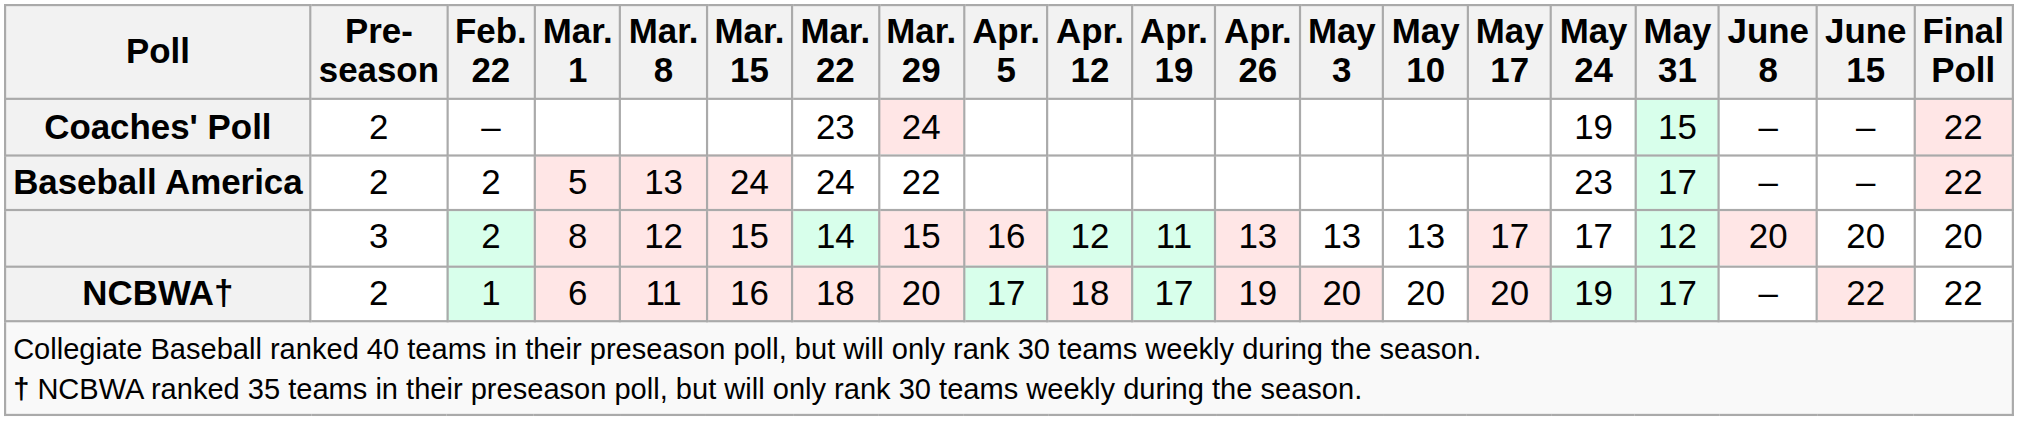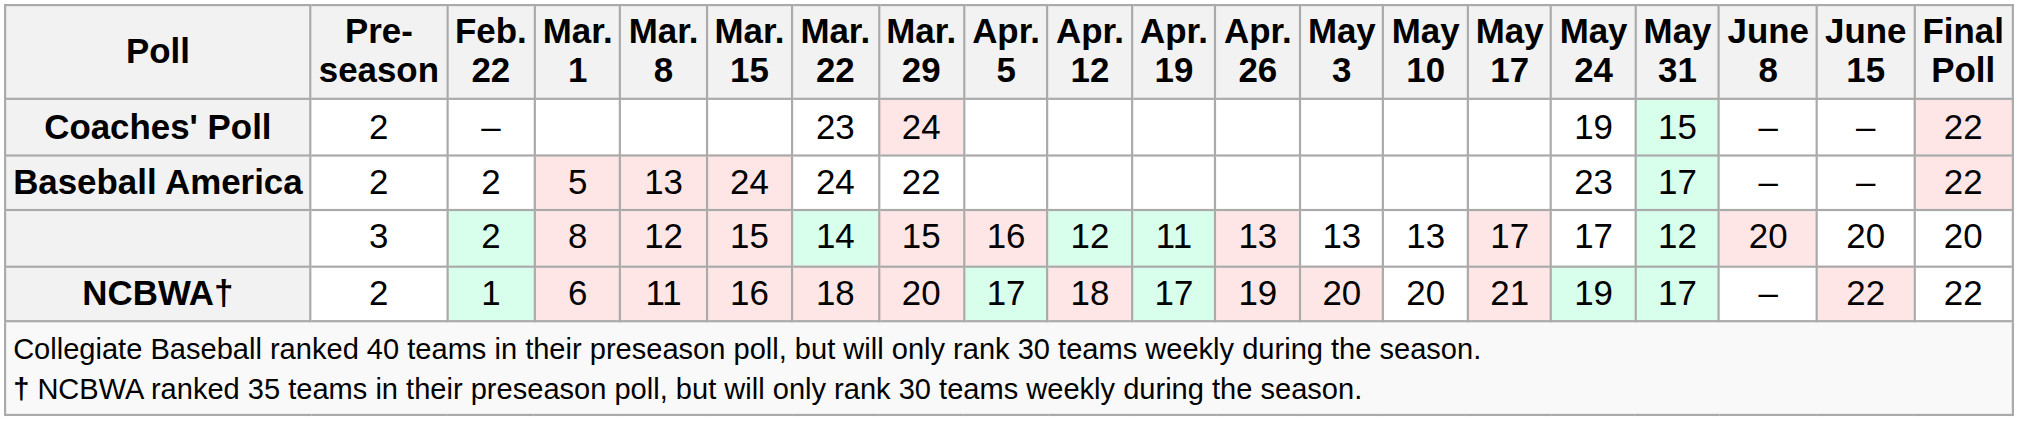(1510, 292) 20 -> (1510, 292) 21
